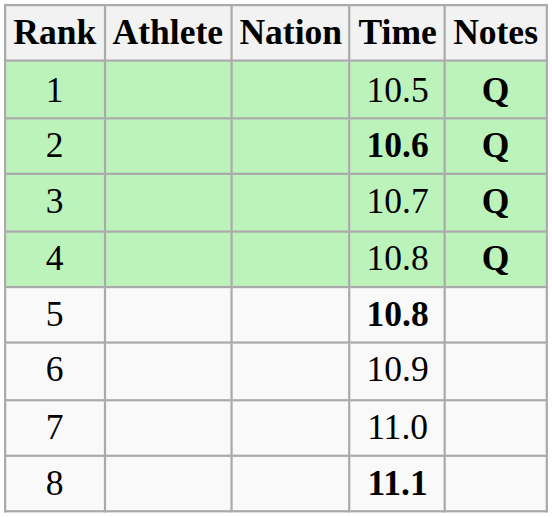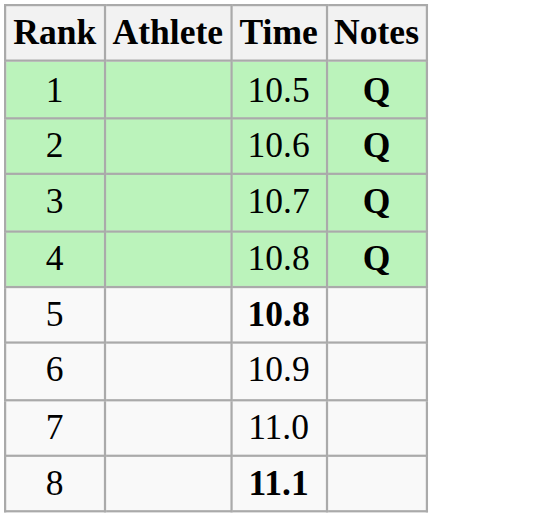- column: (291, 32)
(398, 145) bold -> (279, 145) normal
